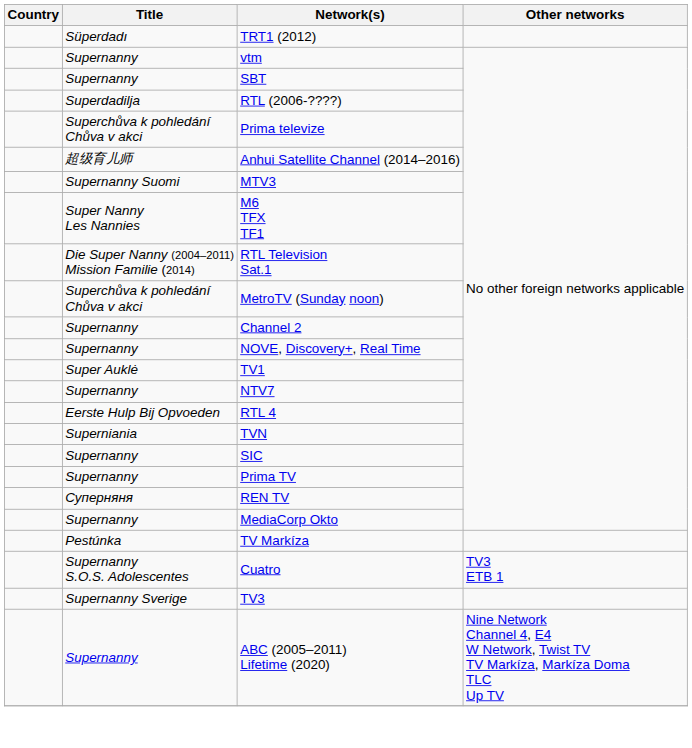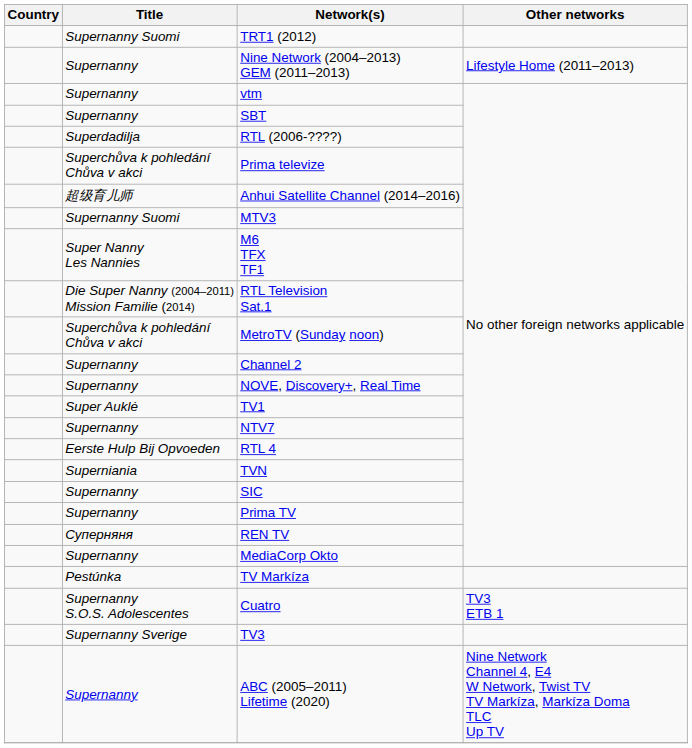(96, 36) Süperdadı -> (122, 36) Supernanny Suomi
+ row: (320, 65)
